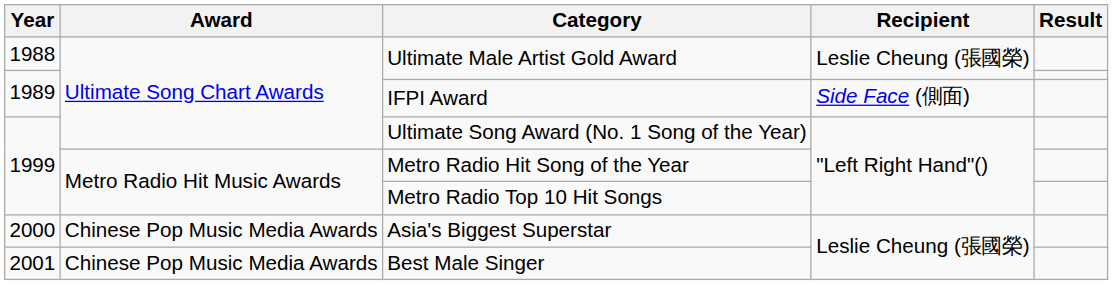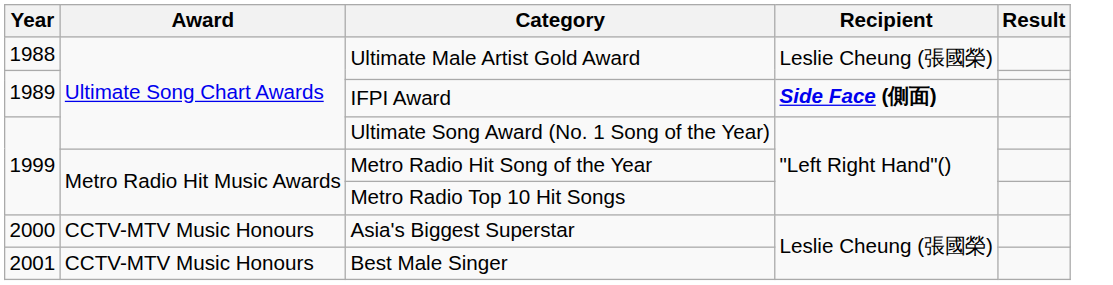(893, 97) normal -> (858, 97) bold
(221, 230) Chinese Pop Music Media Awards -> (189, 230) CCTV-MTV Music Honours
(221, 263) Chinese Pop Music Media Awards -> (189, 263) CCTV-MTV Music Honours
